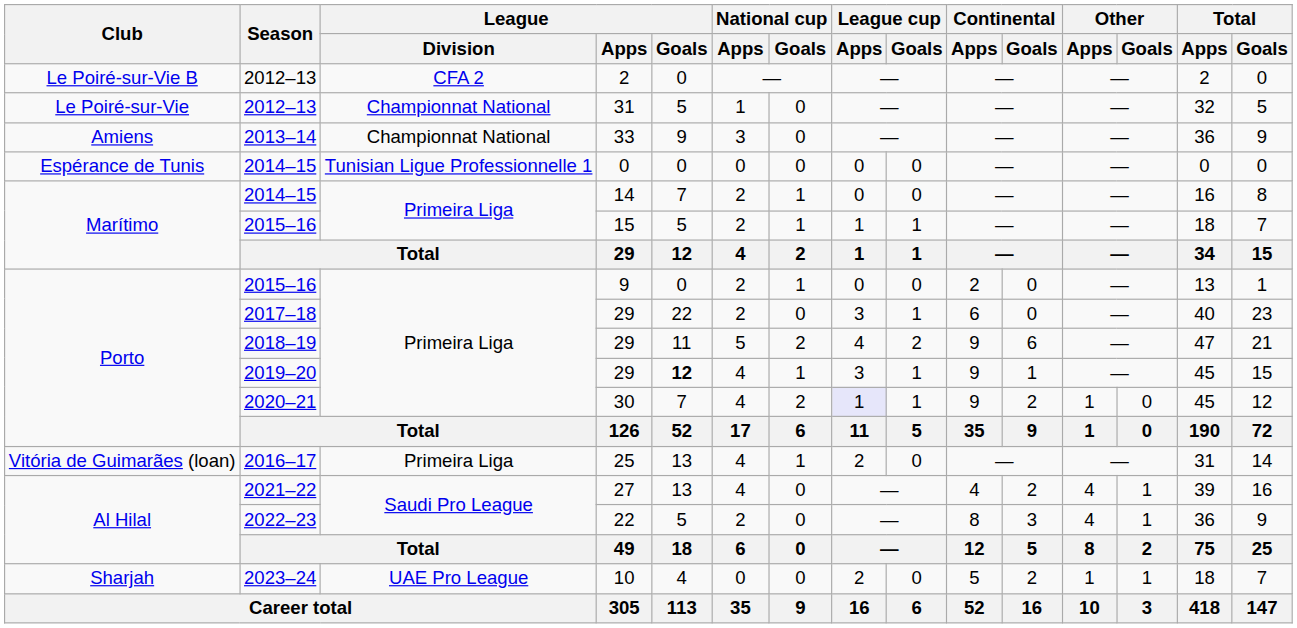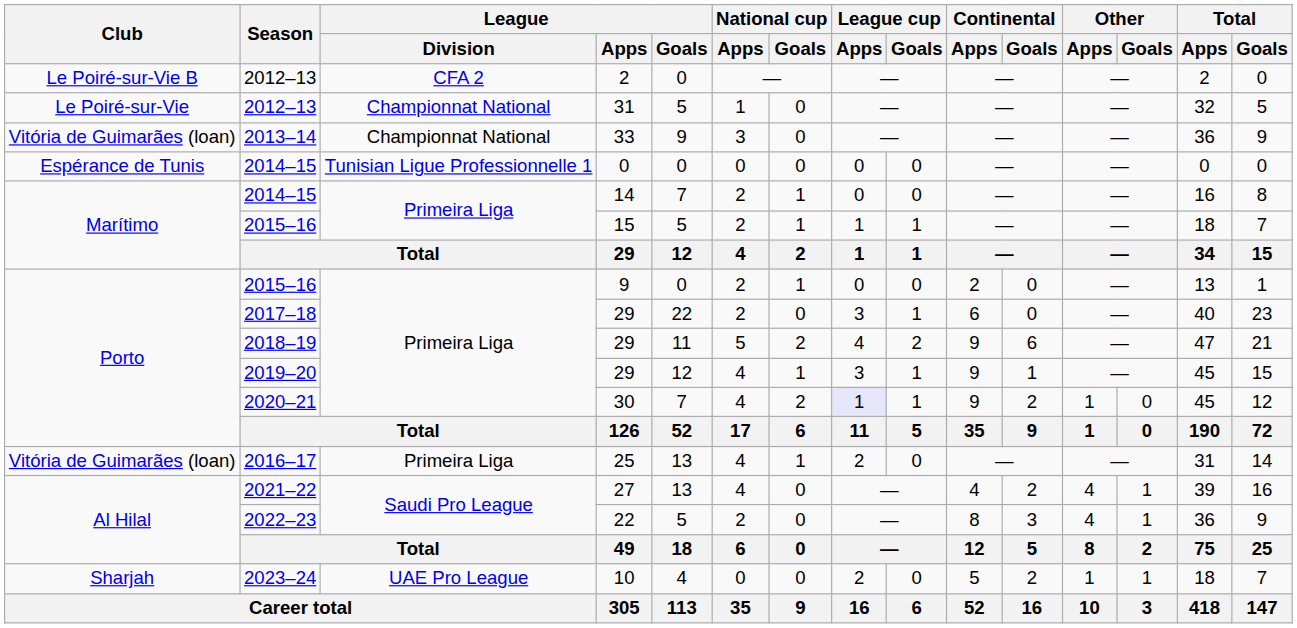(122, 136) Amiens -> (122, 136) Vitória de Guimarães (loan)
(682, 372) bold -> (682, 372) normal
